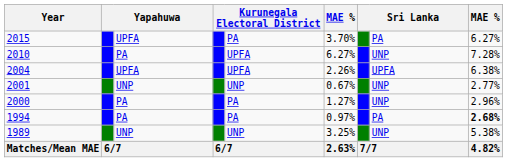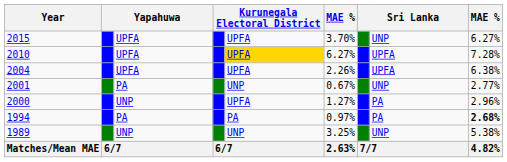(233, 39) PA -> (239, 39) UPFA
(378, 39) PA -> (380, 39) UNP
(122, 55) PA -> (127, 55) UPFA
(239, 55) no background -> (239, 55) gold background
(380, 55) UNP -> (383, 55) UPFA
(125, 86) UNP -> (122, 86) PA
(122, 102) PA -> (125, 102) UNP
(233, 102) PA -> (239, 102) UPFA
(380, 102) UNP -> (378, 102) PA
